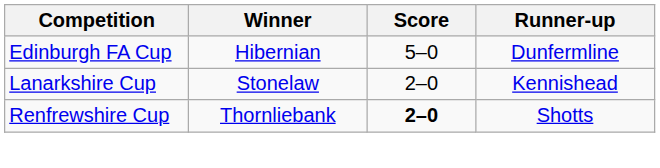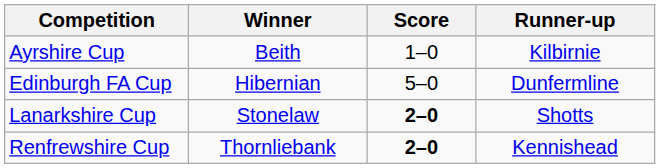+ row: (67, 52)
(421, 83) normal -> (421, 115) bold
(565, 83) Kennishead -> (565, 115) Shotts
(565, 115) Shotts -> (565, 147) Kennishead
